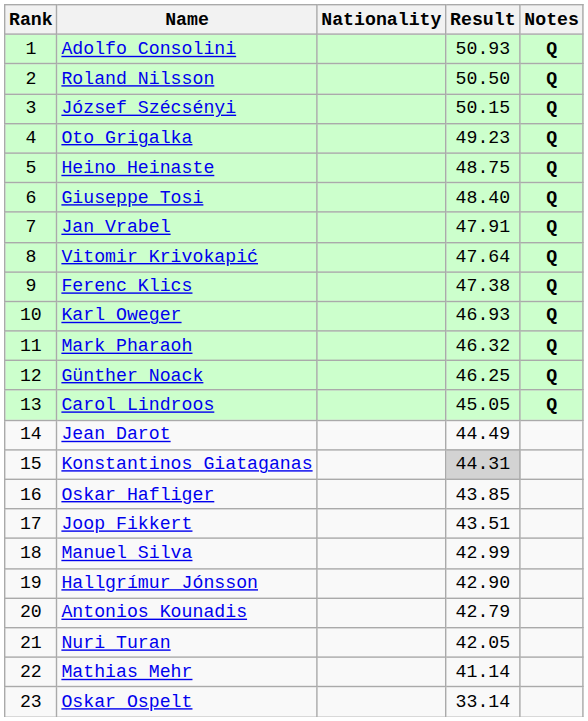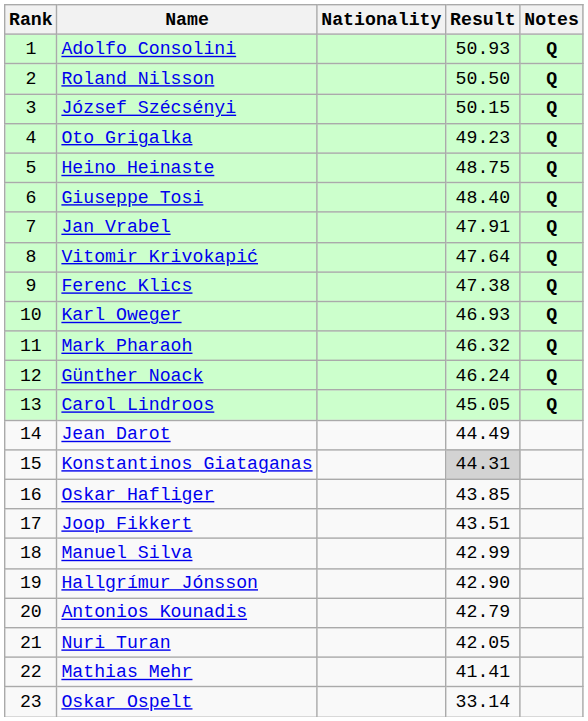(483, 375) 46.25 -> (483, 375) 46.24
(483, 672) 41.14 -> (483, 672) 41.41
